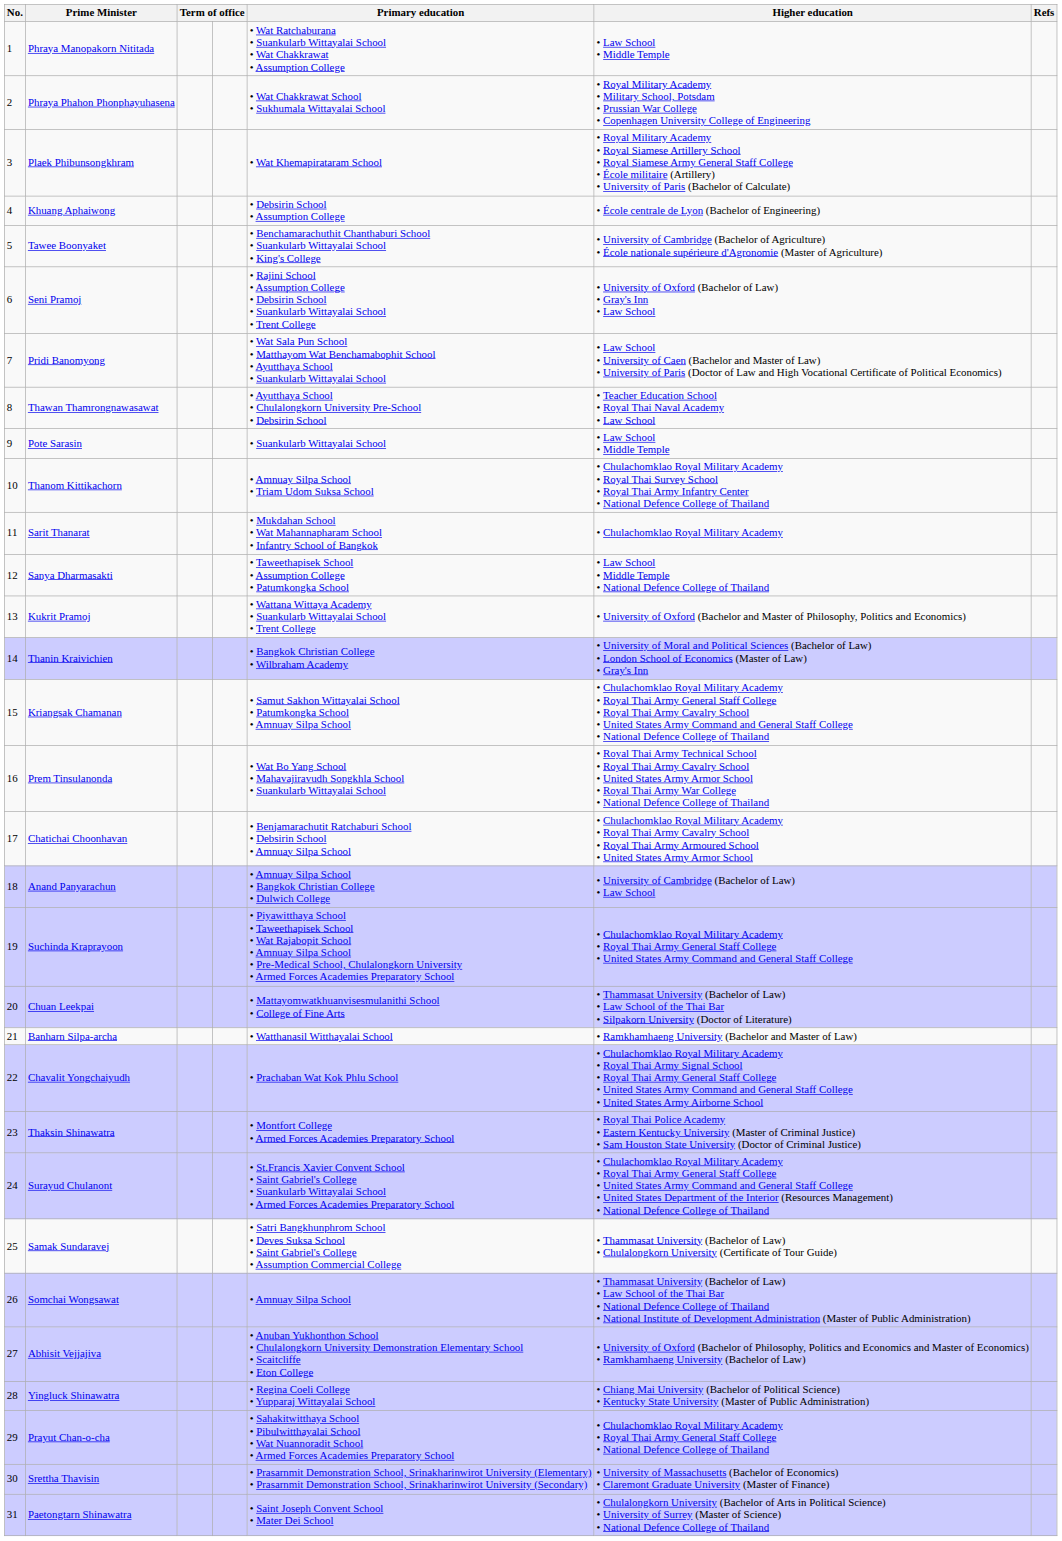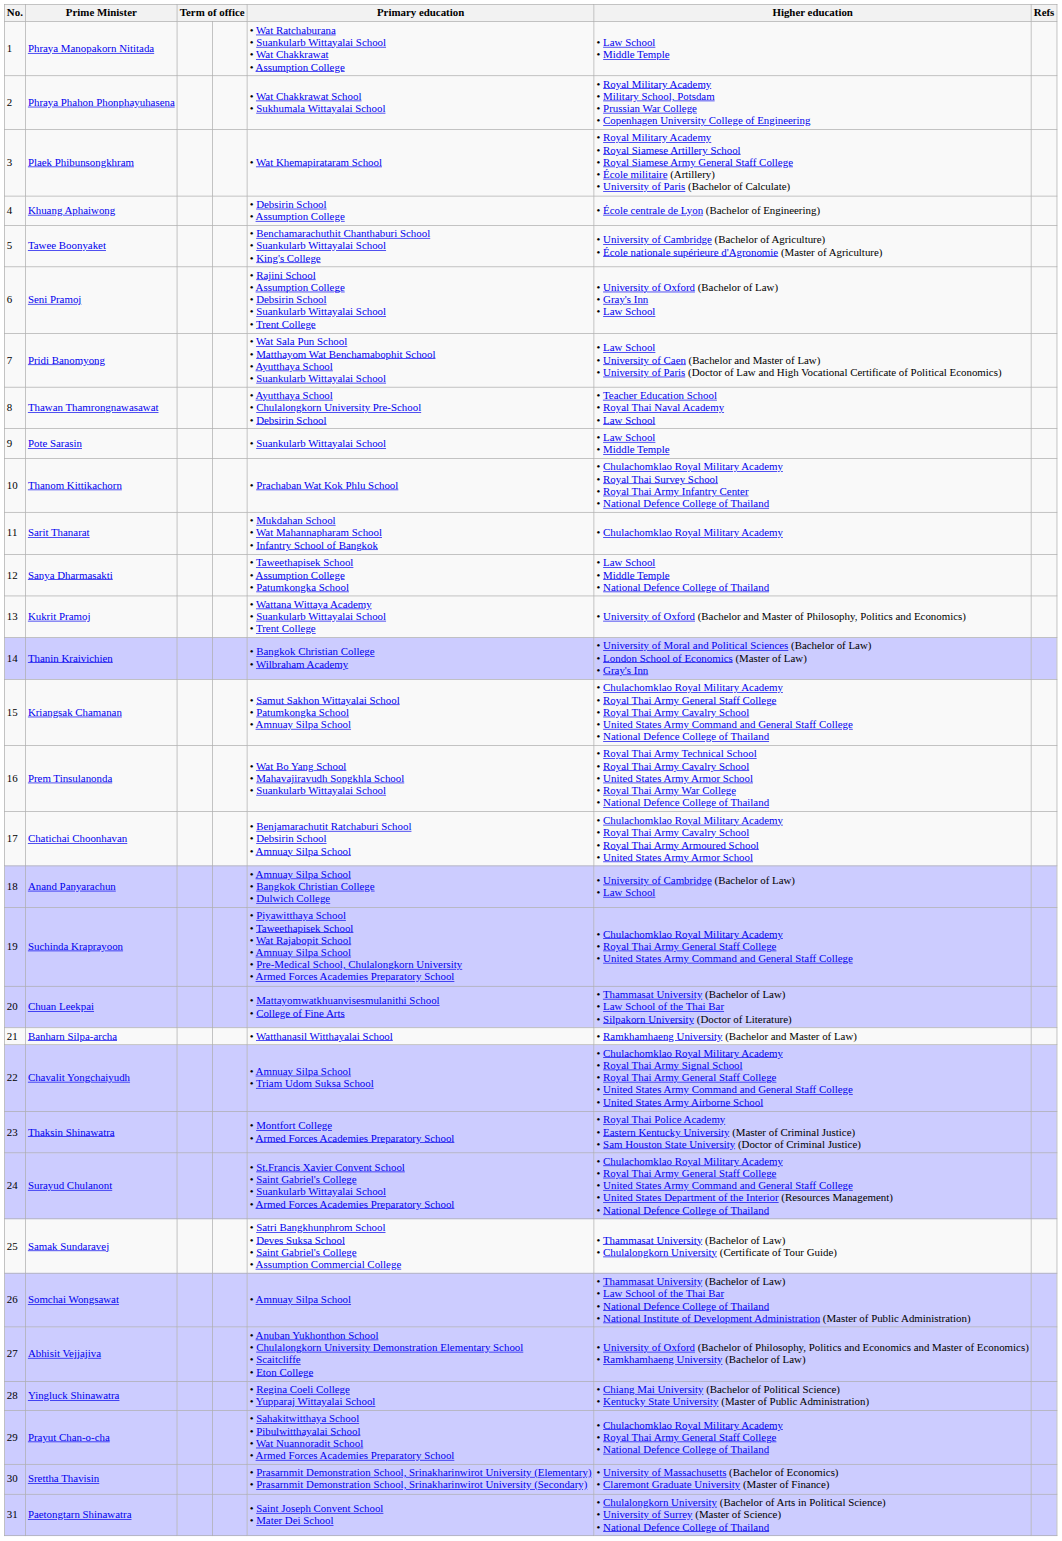(312, 485) • Amnuay Silpa School • Triam Udom Suksa School -> (324, 485) • Prachaban Wat Kok Phlu School
(324, 1078) • Prachaban Wat Kok Phlu School -> (312, 1078) • Amnuay Silpa School • Triam Udom Suksa School
